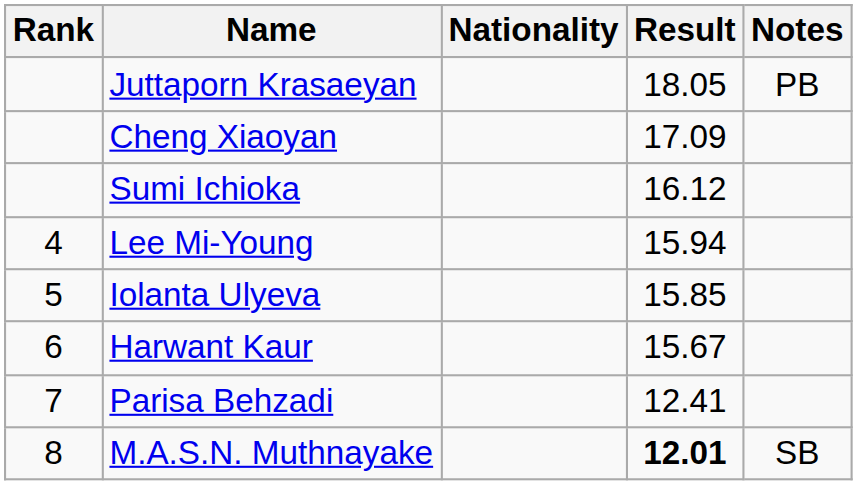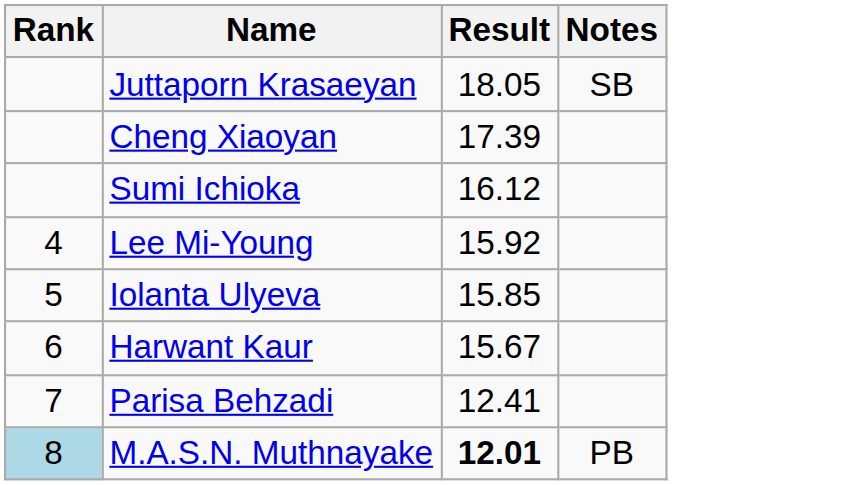- column: (534, 30)
(797, 83) PB -> (612, 83) SB
(685, 136) 17.09 -> (499, 136) 17.39
(685, 242) 15.94 -> (499, 242) 15.92
(53, 453) no background -> (53, 453) lightblue background
(797, 453) SB -> (612, 453) PB
